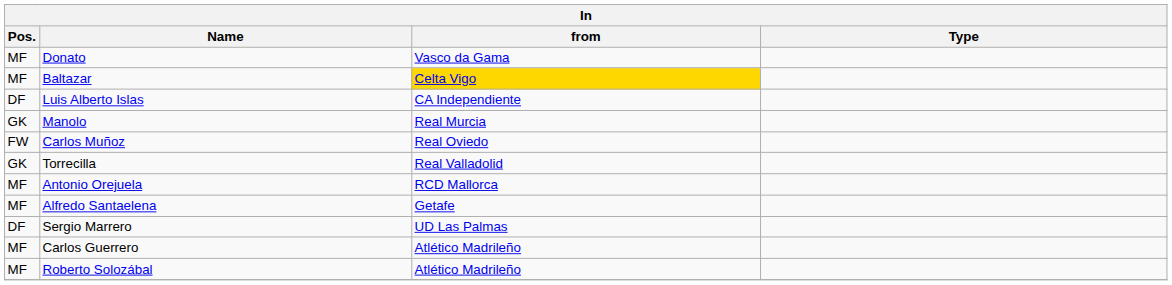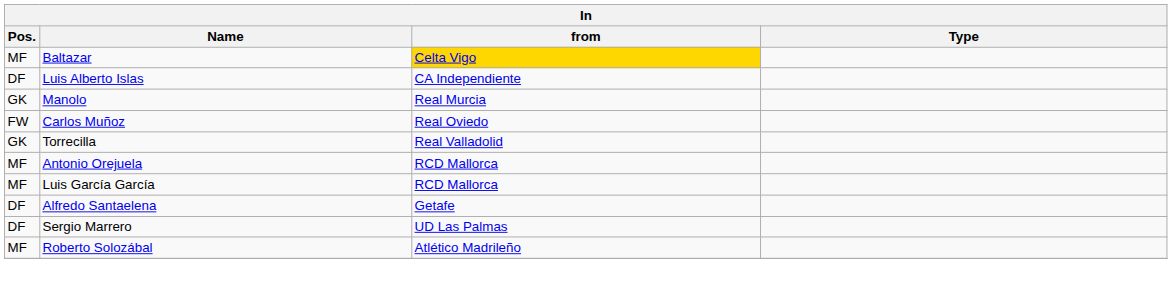- row: (64, 58)
+ row: (99, 185)
(17, 206) MF -> (17, 206) DF
- row: (90, 248)
